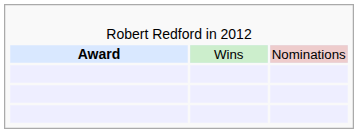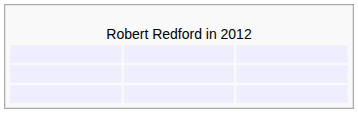- row: (99, 54)
